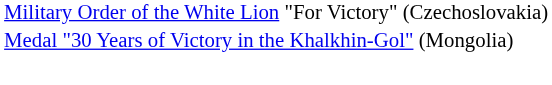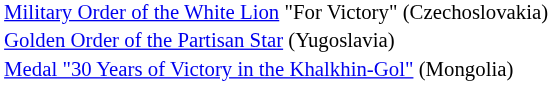+ row: (199, 40)
